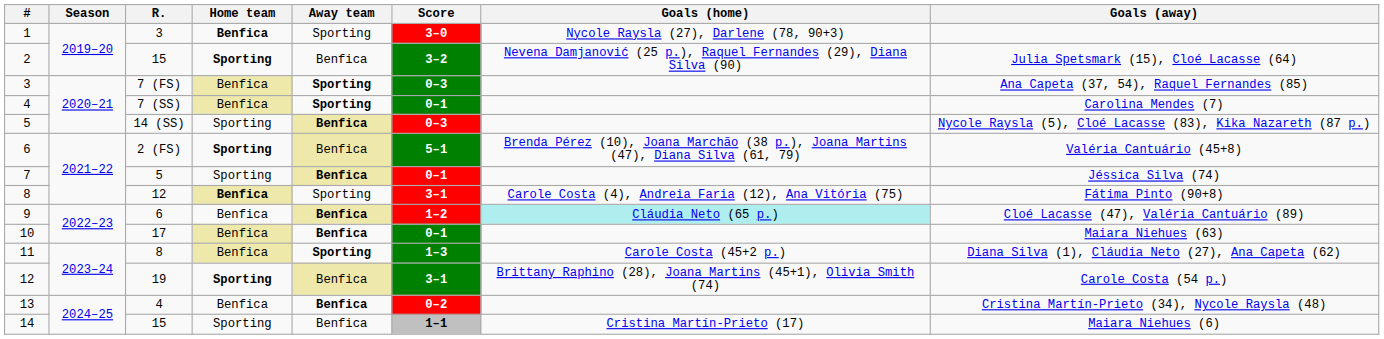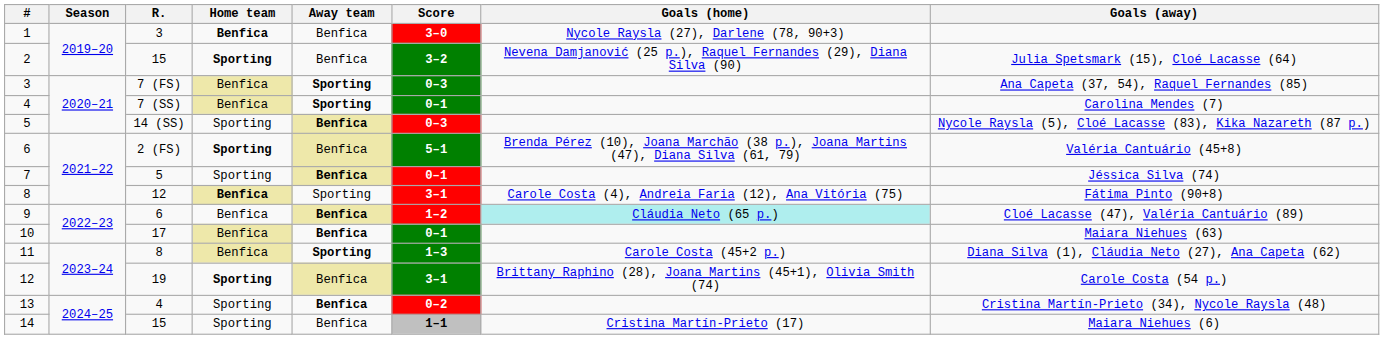(342, 33) Sporting -> (342, 33) Benfica
(242, 305) Benfica -> (242, 305) Sporting
